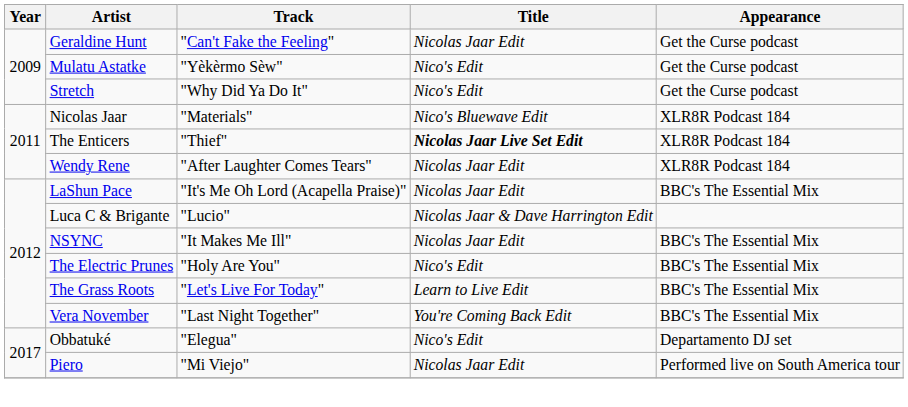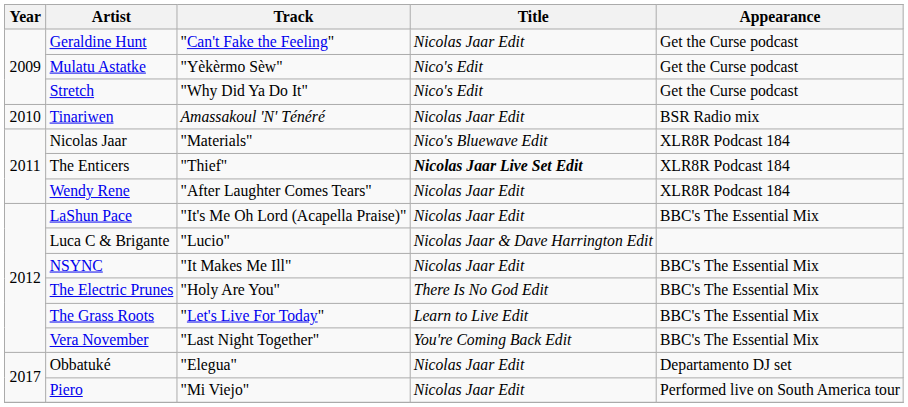+ row: (82, 116)
(448, 265) Nico's Edit -> (481, 290) There Is No God Edit
(448, 340) Nico's Edit -> (469, 365) Nicolas Jaar Edit
